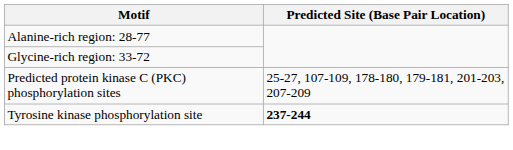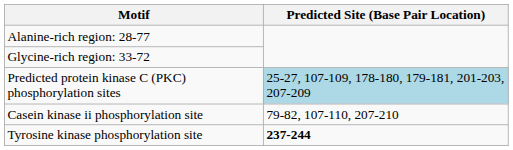(385, 85) no background -> (385, 85) lightblue background
+ row: (105, 114)
